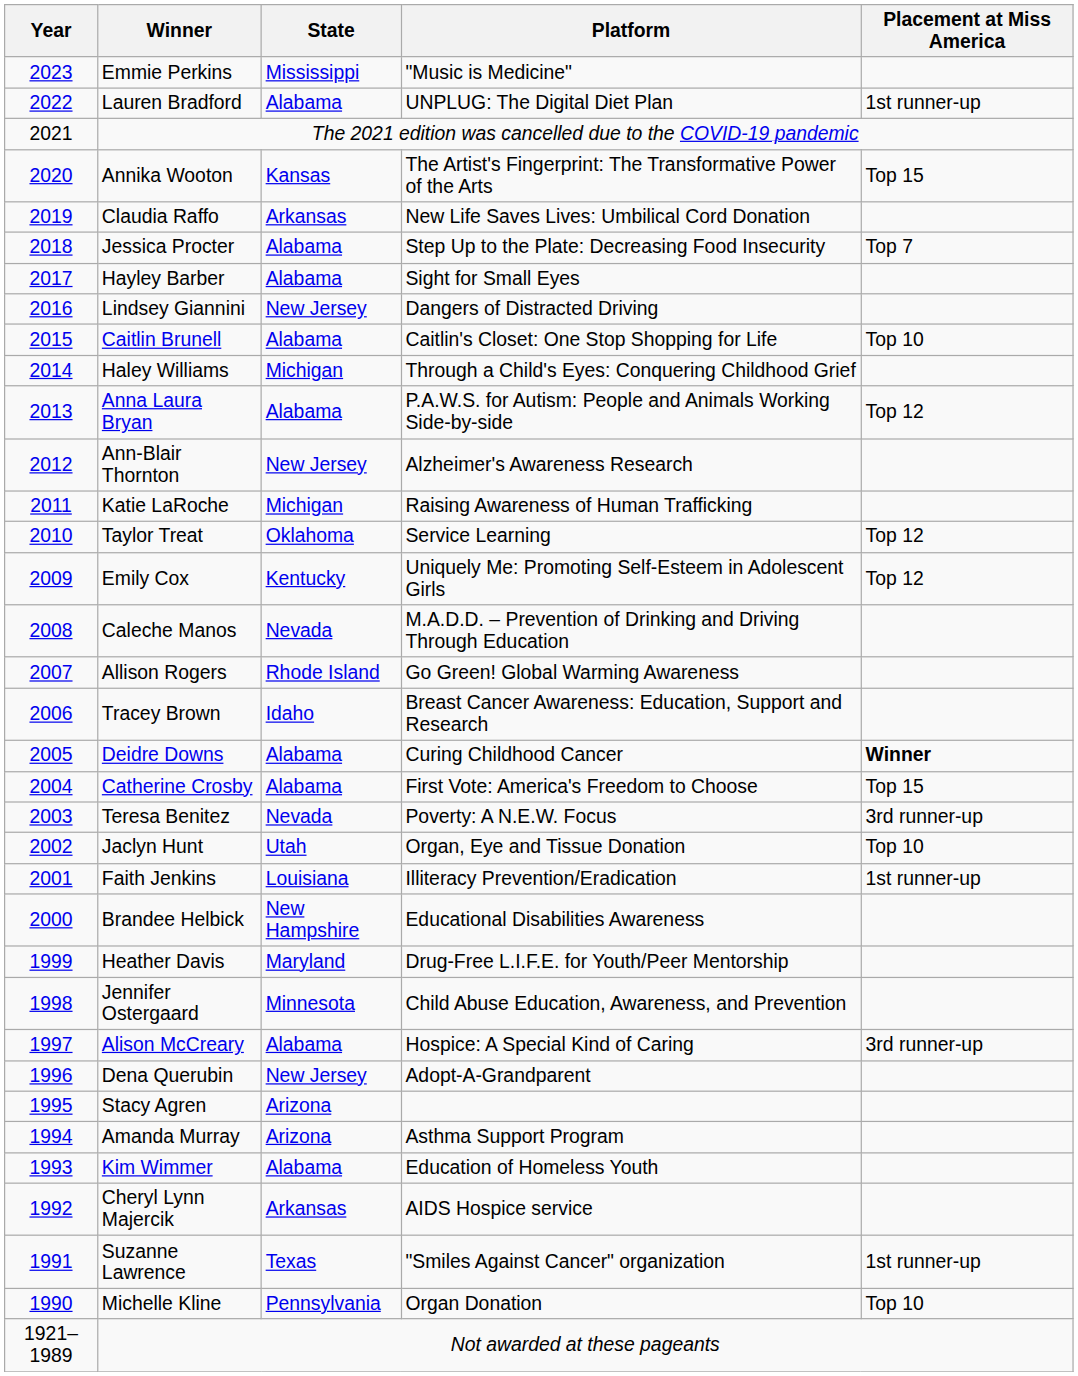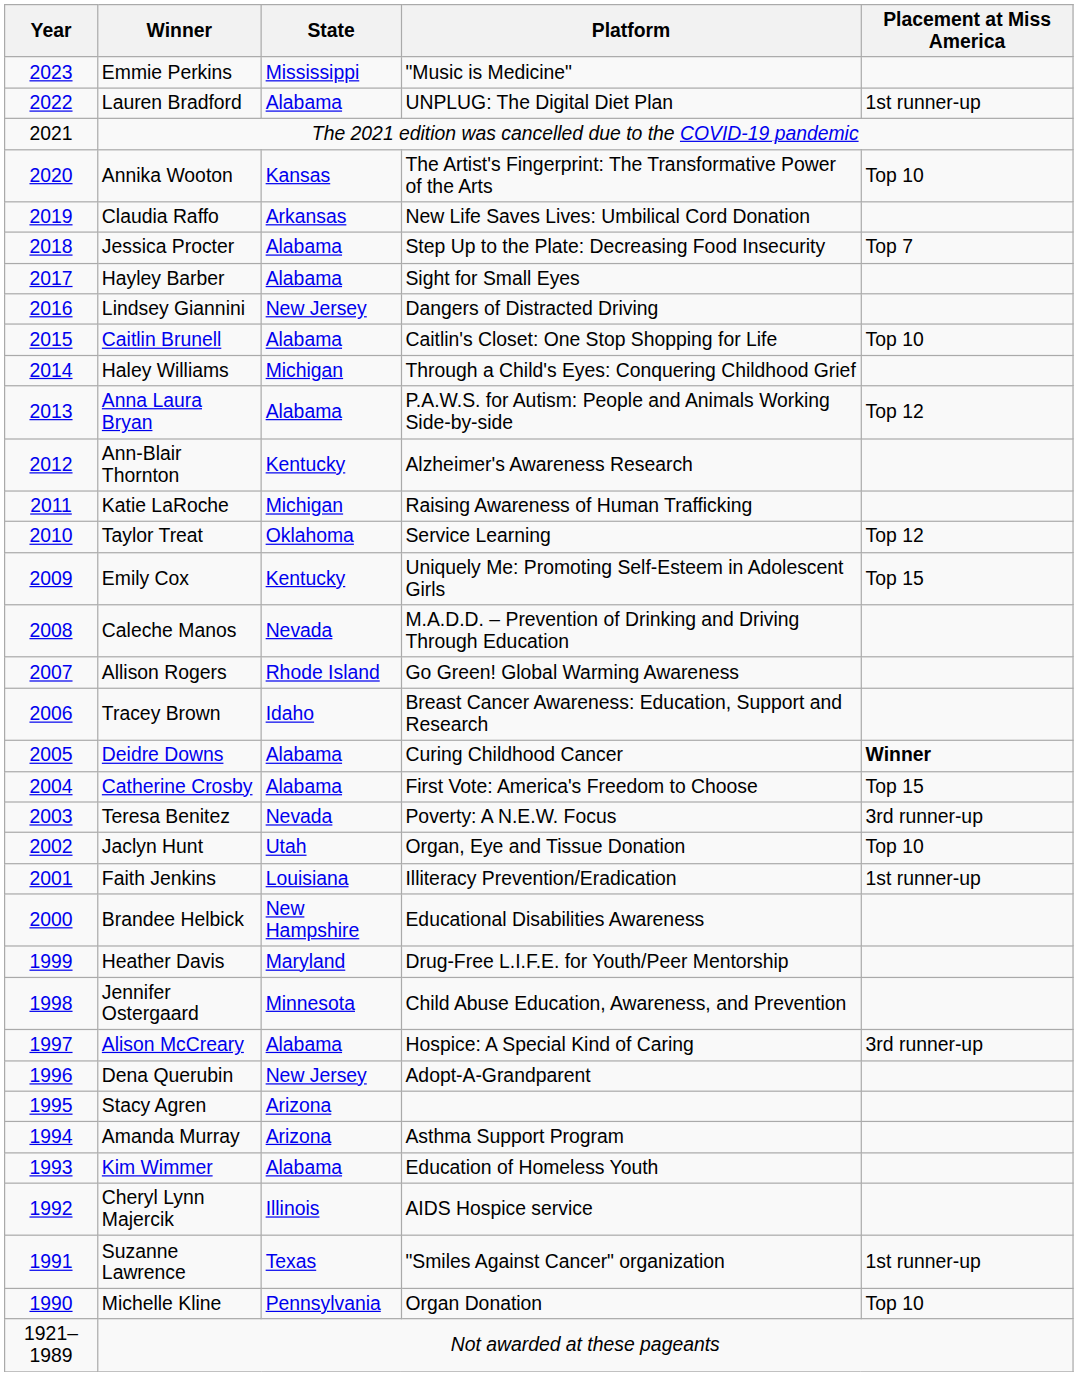(895, 175) Top 15 -> (895, 175) Top 10
(316, 464) New Jersey -> (305, 464) Kentucky
(895, 578) Top 12 -> (895, 578) Top 15
(306, 1209) Arkansas -> (293, 1209) Illinois
